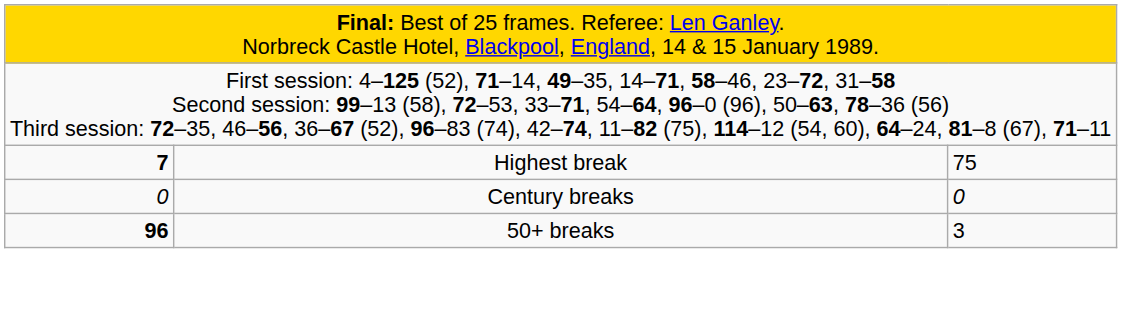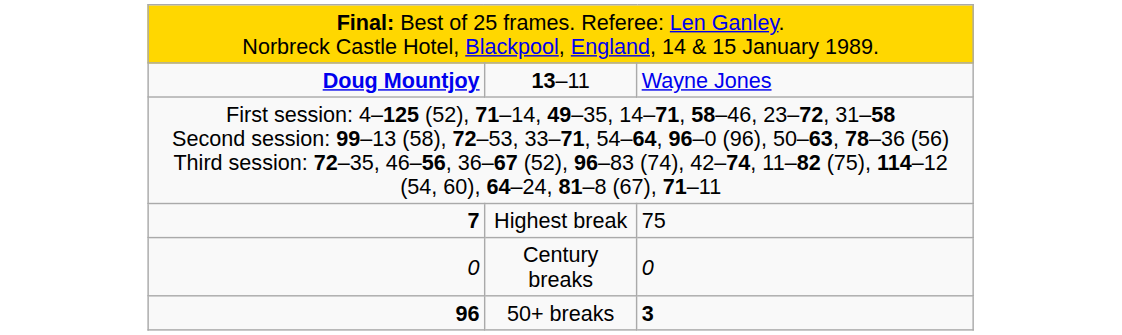+ row: (561, 80)
(959, 231) normal -> (648, 314) bold
